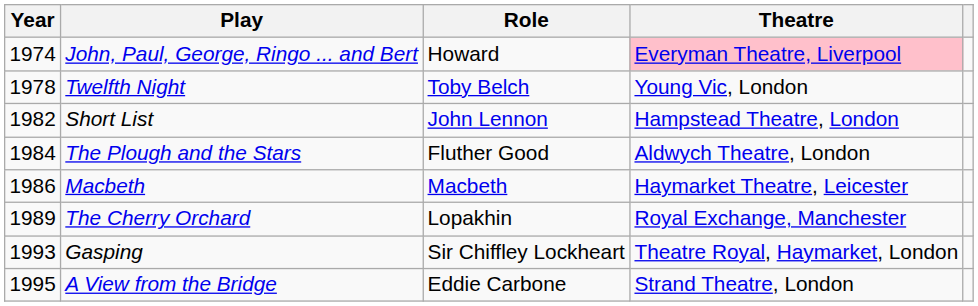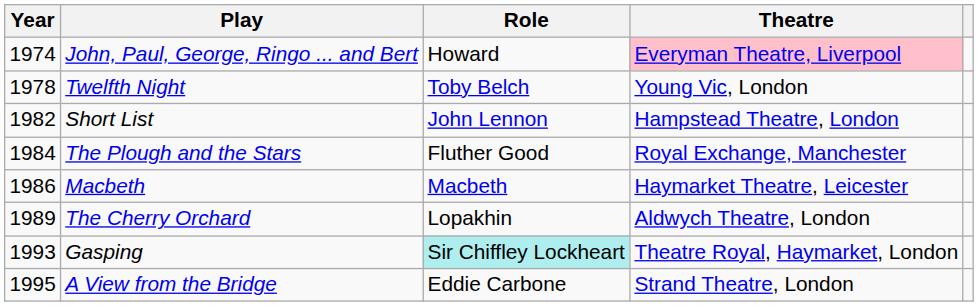(752, 152) Aldwych Theatre, London -> (770, 152) Royal Exchange, Manchester
(770, 218) Royal Exchange, Manchester -> (752, 218) Aldwych Theatre, London
(526, 251) no background -> (526, 251) paleturquoise background
